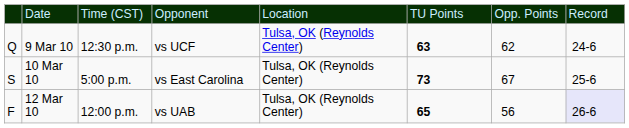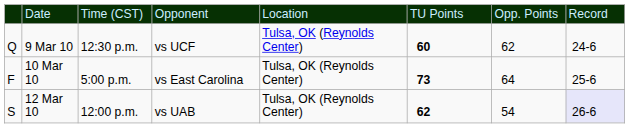(420, 47) 63 -> (420, 47) 60
(11, 80) S -> (11, 80) F
(505, 80) 67 -> (505, 80) 64
(11, 113) F -> (11, 113) S
(420, 113) 65 -> (420, 113) 62
(505, 113) 56 -> (505, 113) 54
